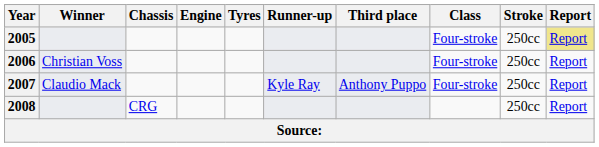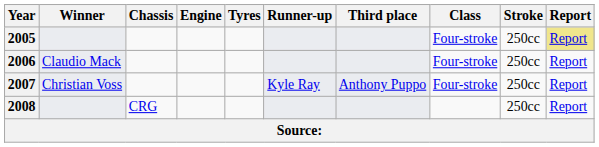(82, 61) Christian Voss -> (82, 61) Claudio Mack
(82, 84) Claudio Mack -> (82, 84) Christian Voss
